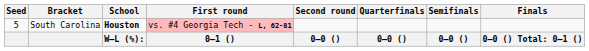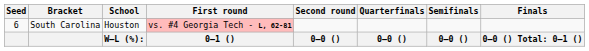(16, 25) 5 -> (16, 25) 6
(122, 25) bold -> (122, 25) normal
